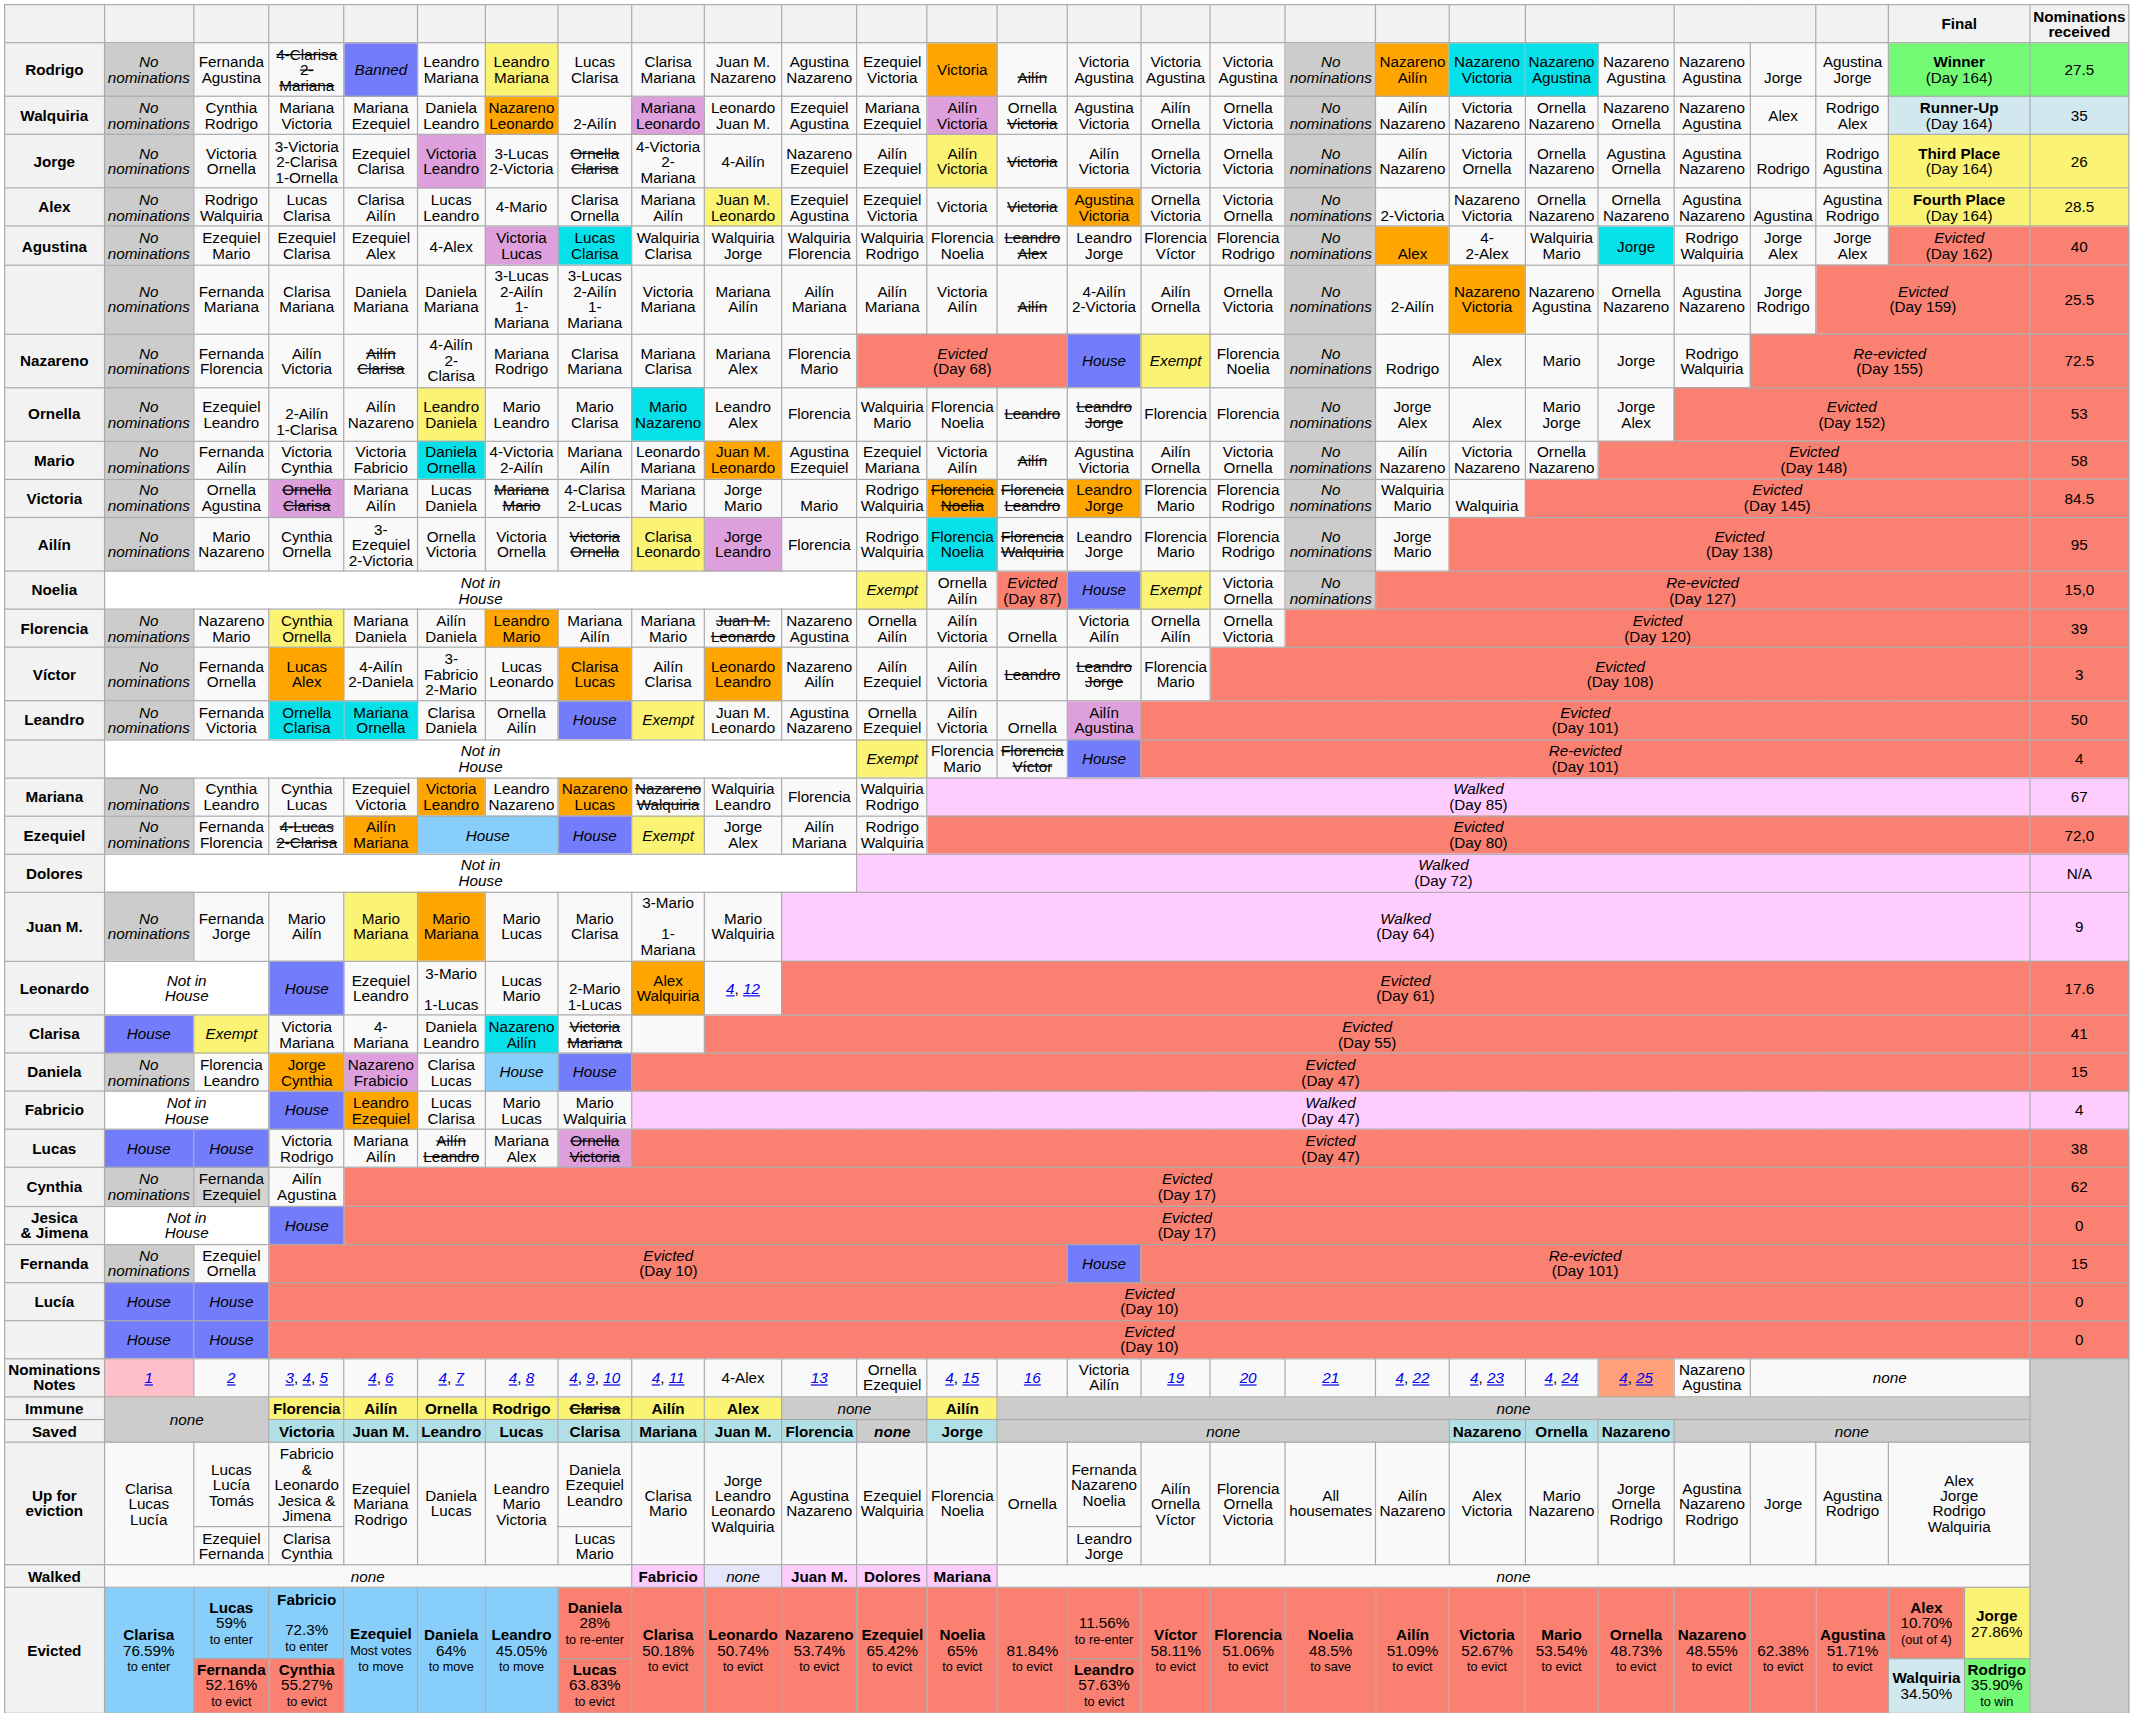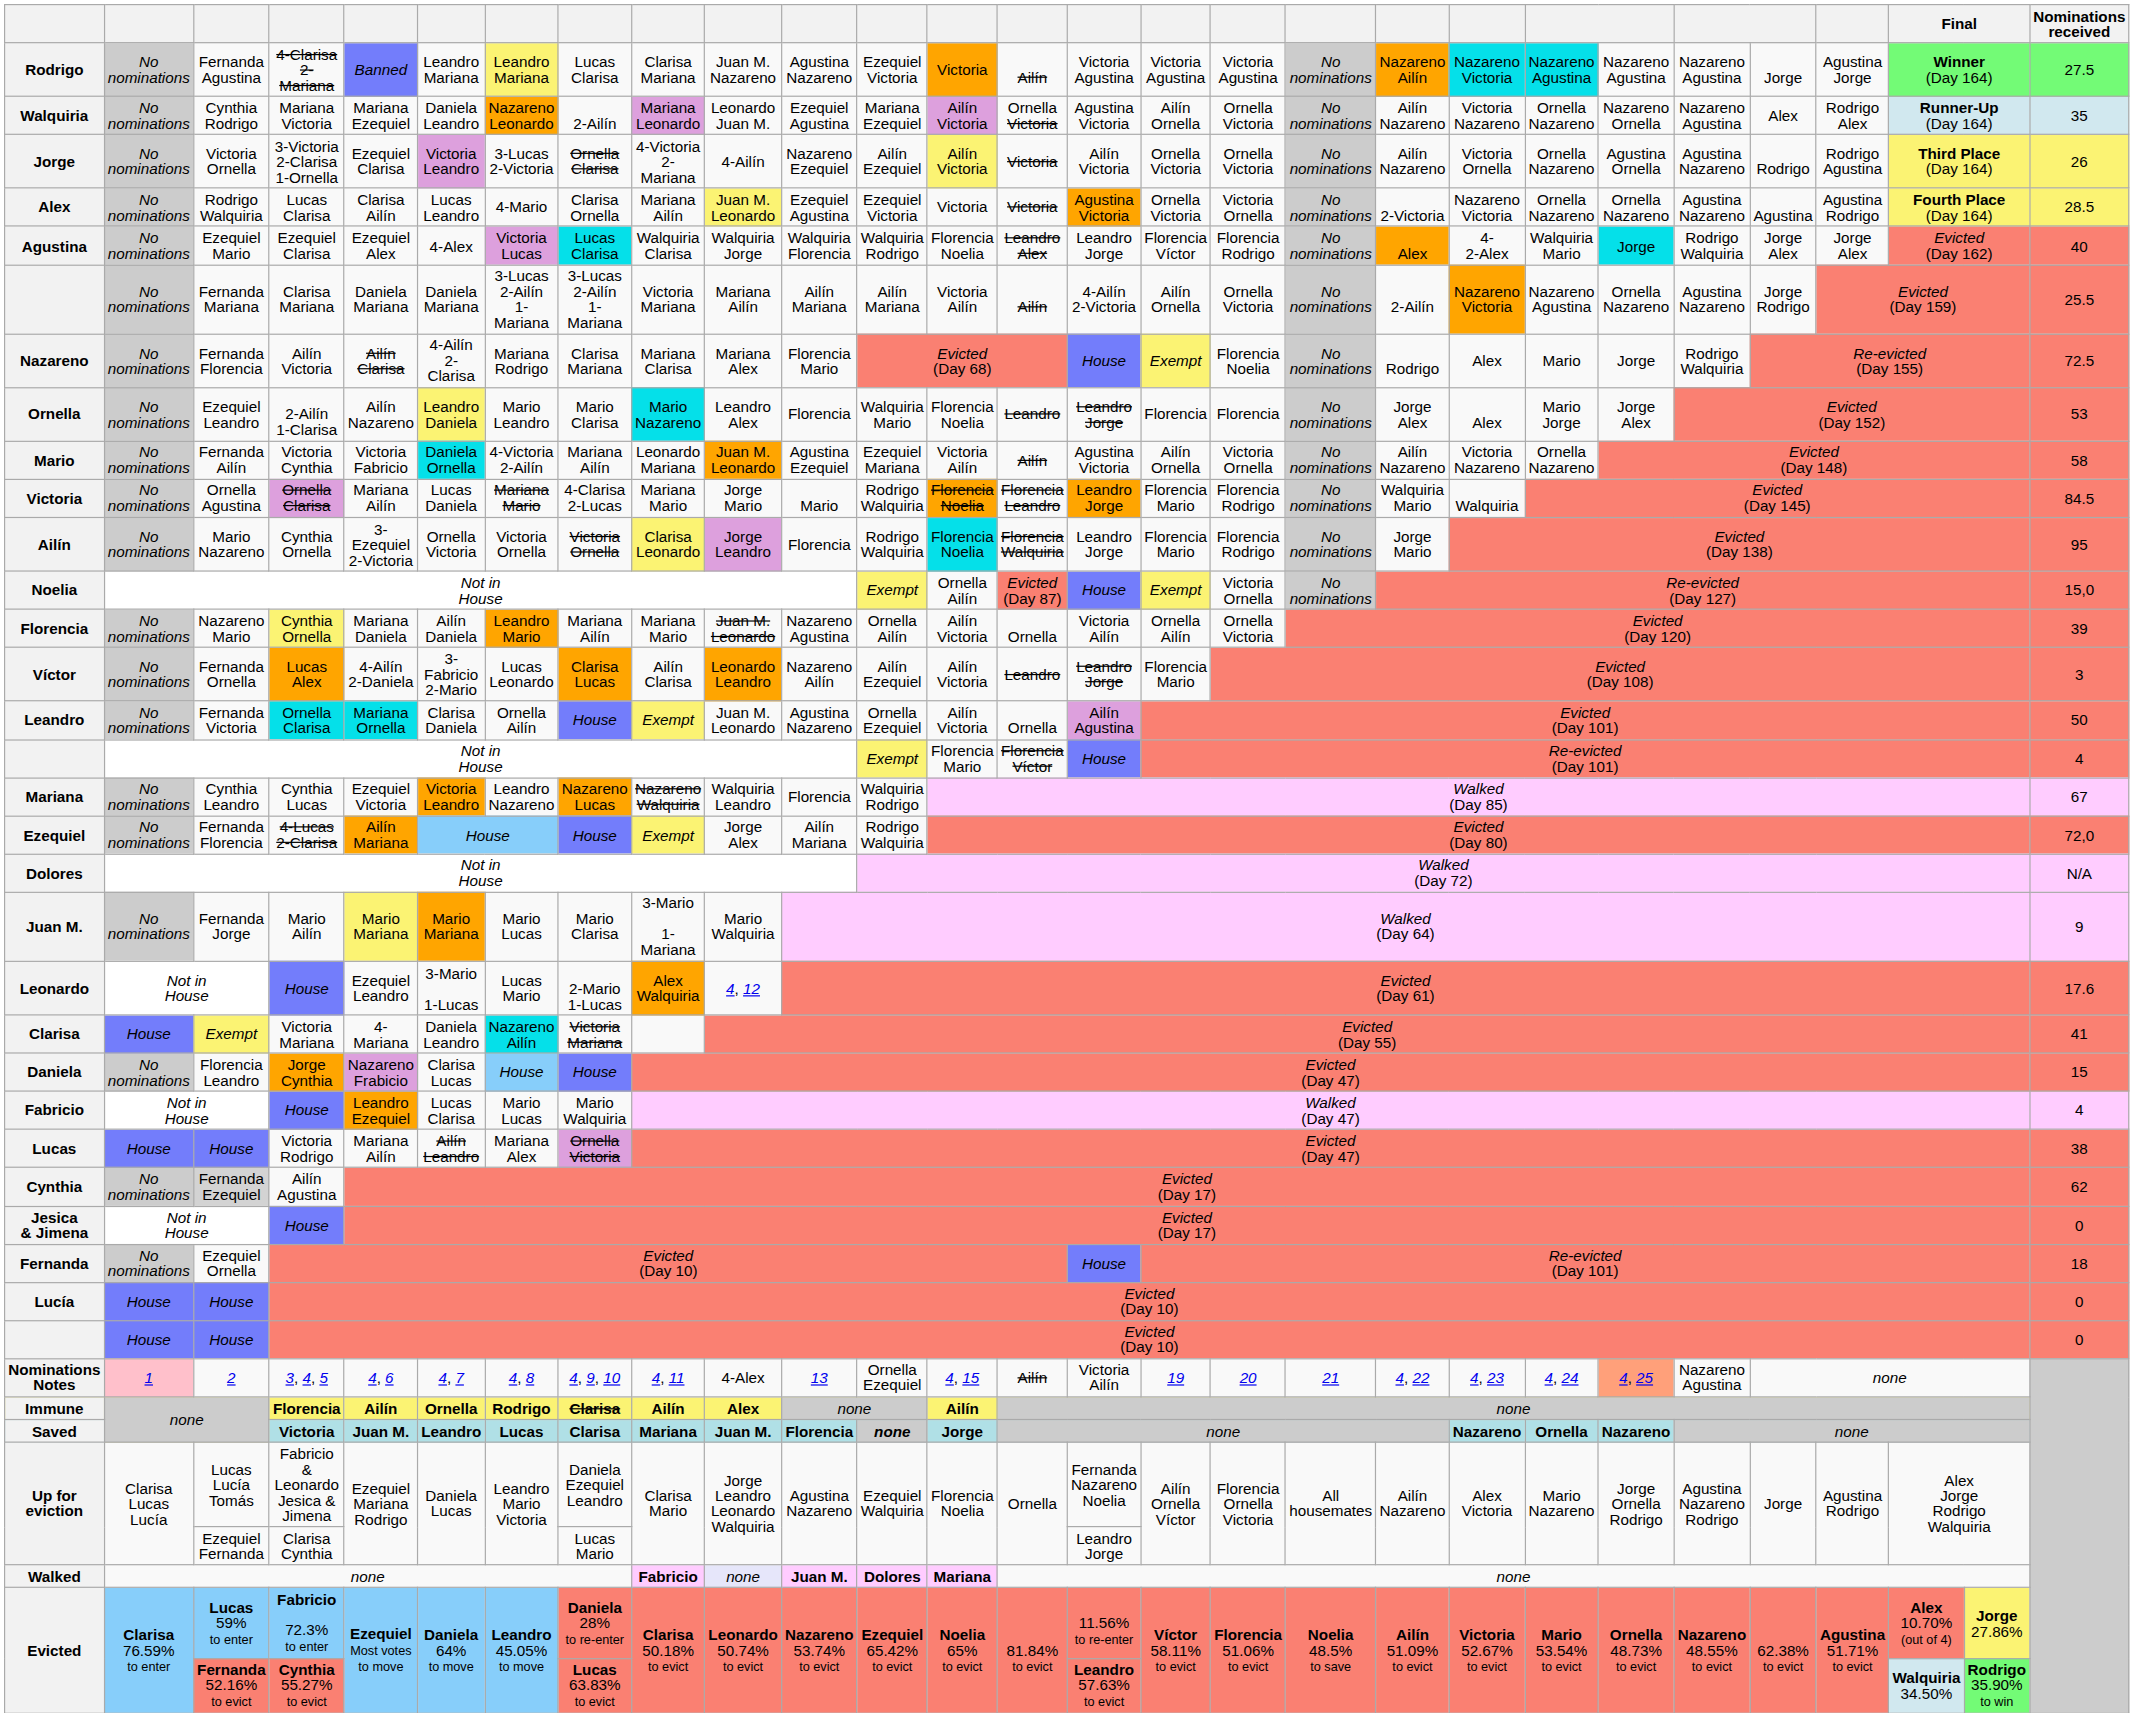(2079, 1263) 15 -> (2079, 1263) 18
(1032, 1378) 16 -> (1032, 1378) Ailín
